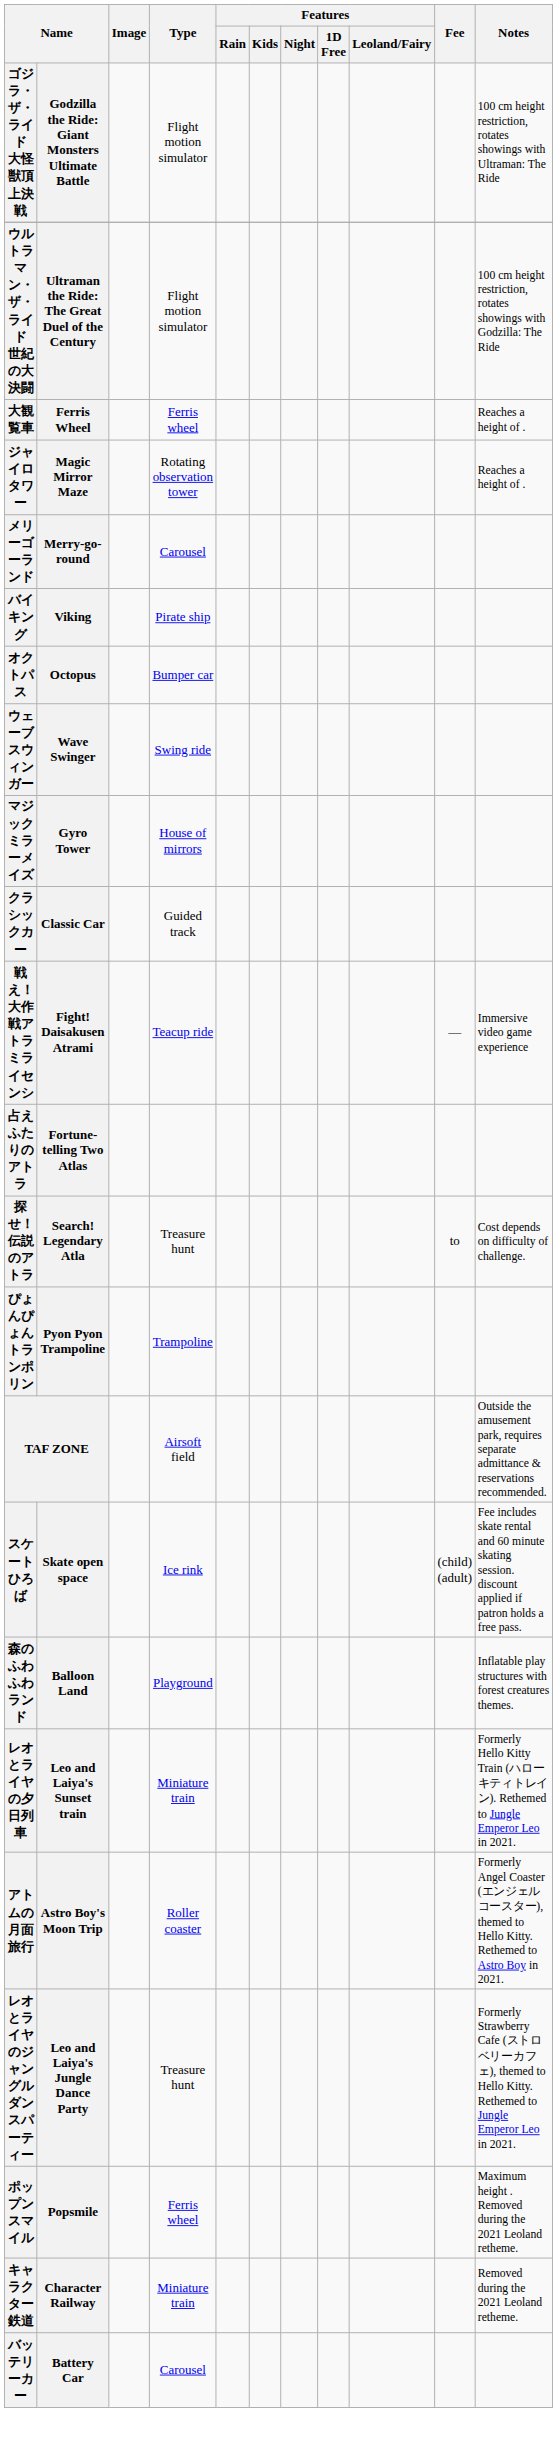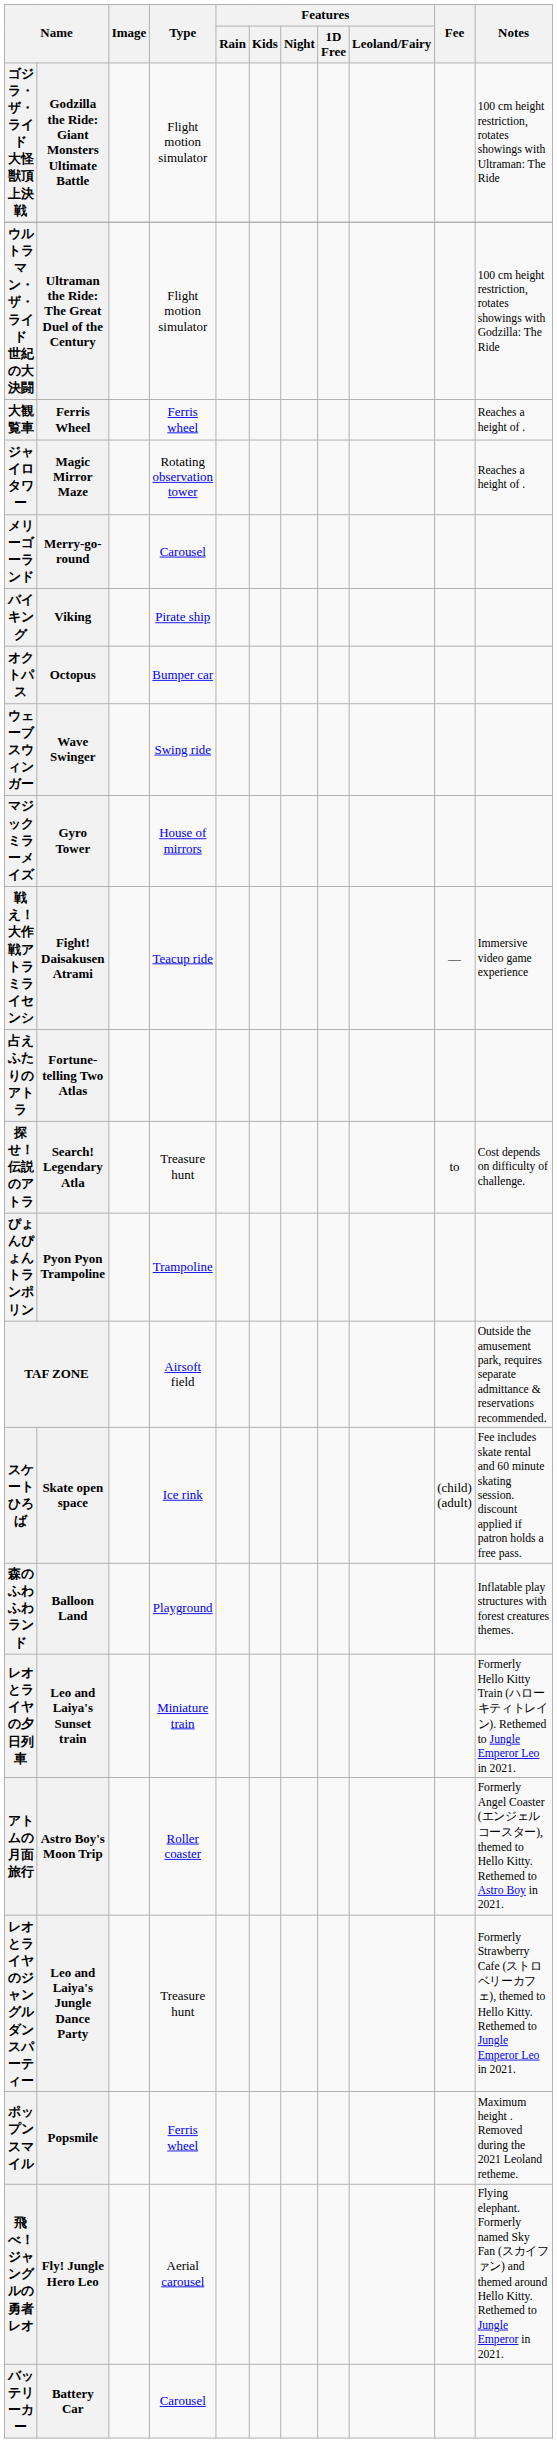- row: (21, 924)
+ row: (21, 2274)
- row: (21, 2295)
